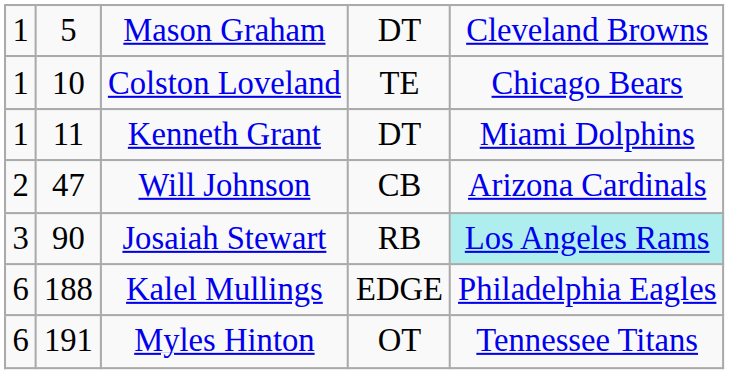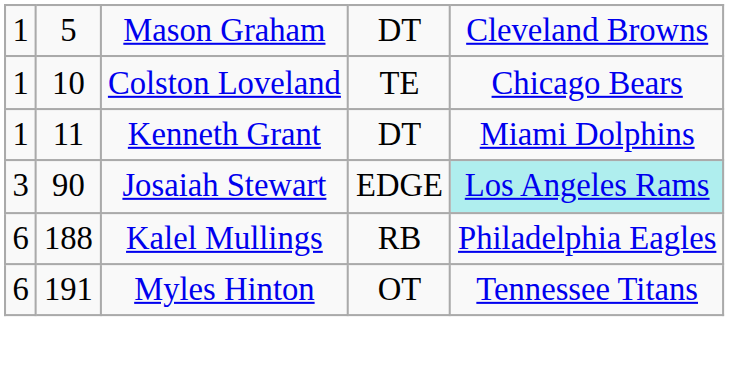- row: (224, 185)
(399, 237) RB -> (399, 185) EDGE
(399, 289) EDGE -> (399, 237) RB
